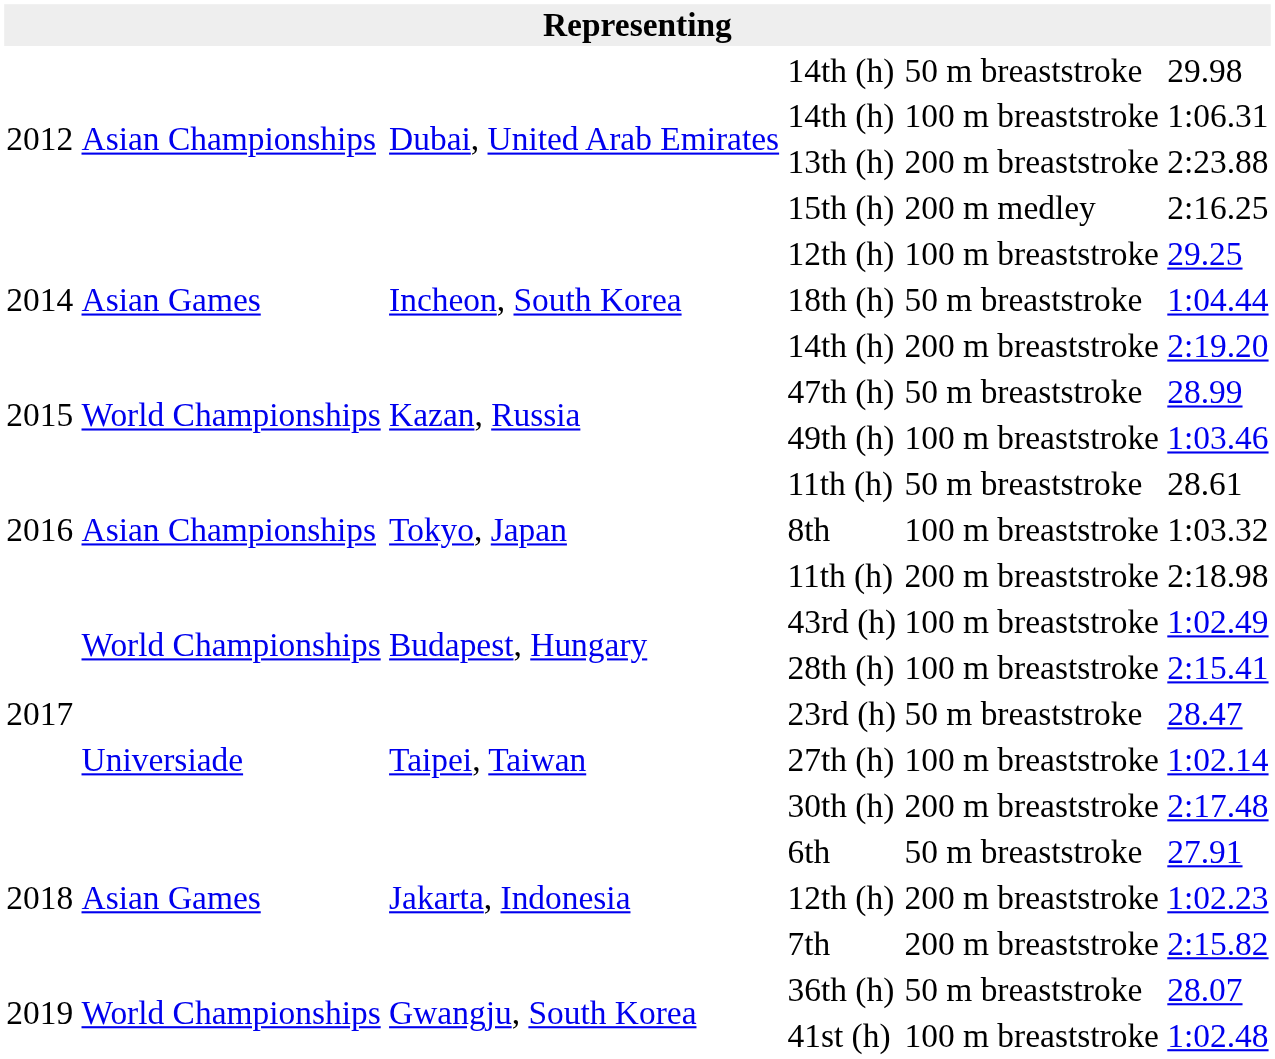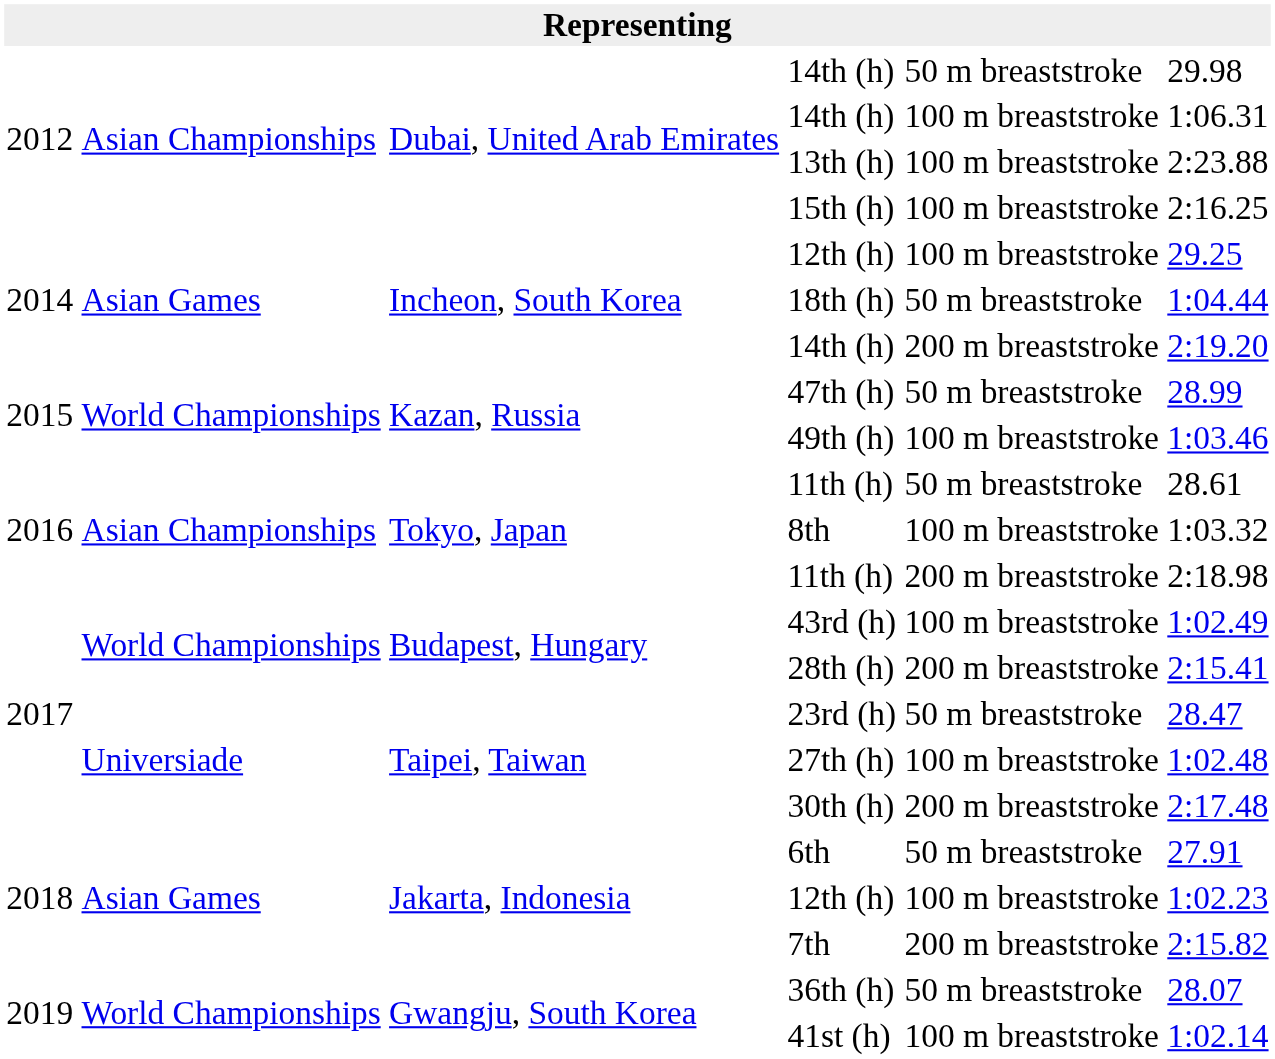(1032, 162) 200 m breaststroke -> (1032, 162) 100 m breaststroke
(1000, 208) 200 m medley -> (1032, 208) 100 m breaststroke
(1032, 668) 100 m breaststroke -> (1032, 668) 200 m breaststroke
(1218, 760) 1:02.14 -> (1218, 760) 1:02.48
(1032, 898) 200 m breaststroke -> (1032, 898) 100 m breaststroke
(1218, 1036) 1:02.48 -> (1218, 1036) 1:02.14
